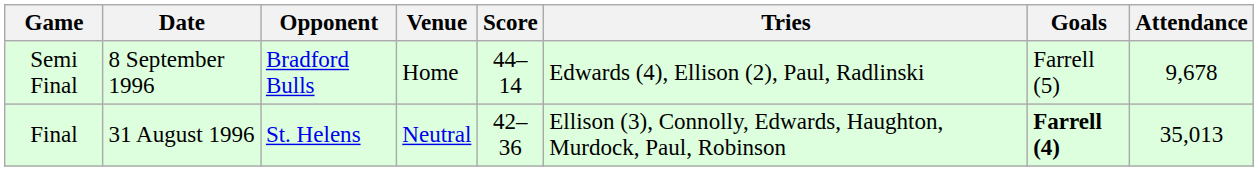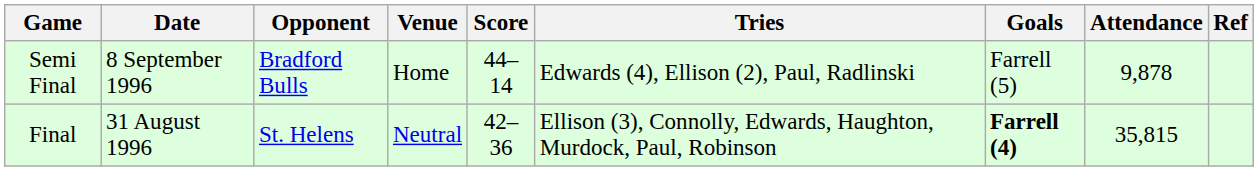+ column: (1231, 22)
(1192, 72) 9,678 -> (1146, 72) 9,878
(1192, 134) 35,013 -> (1146, 134) 35,815
